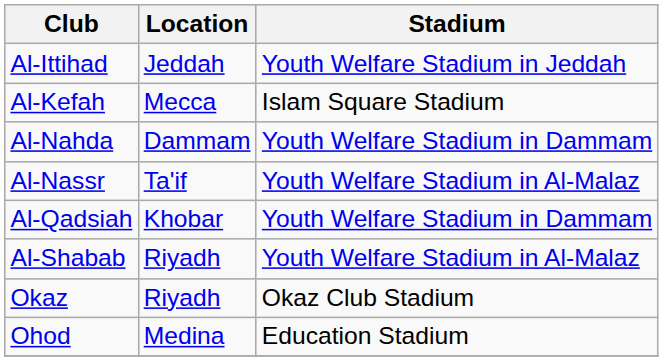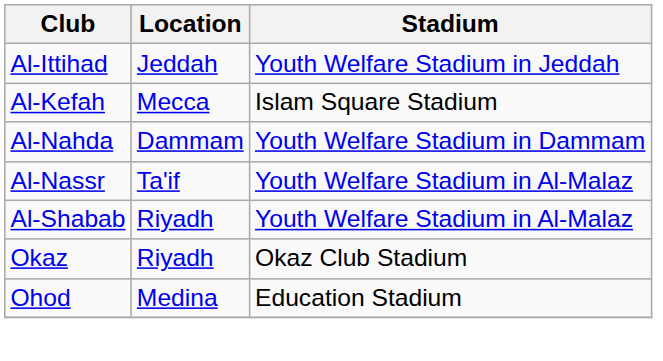- row: (71, 219)
